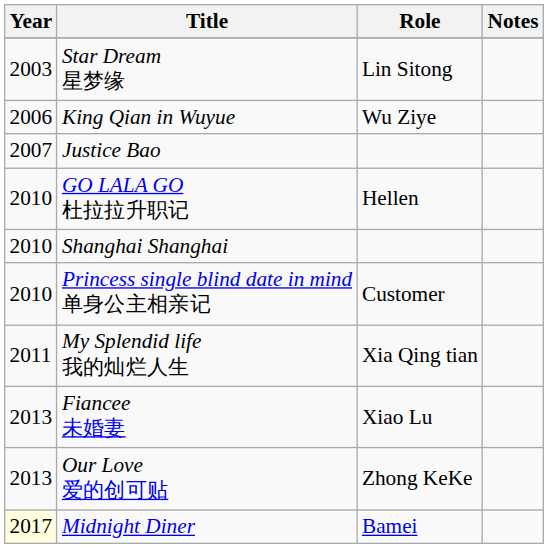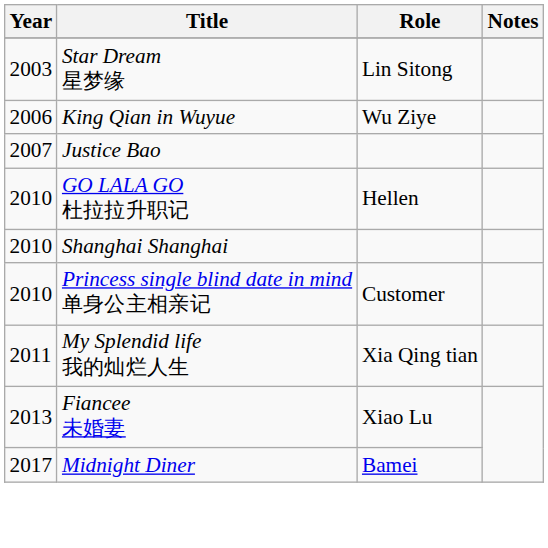- row: (115, 477)
(31, 526) lightyellow background -> (31, 464) no background
